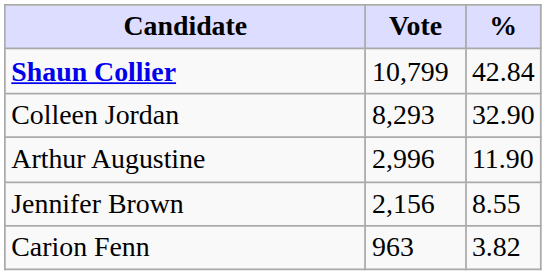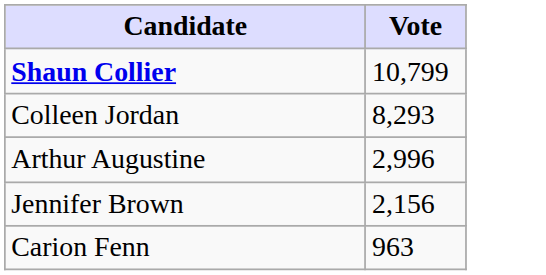- column: (503, 26)
